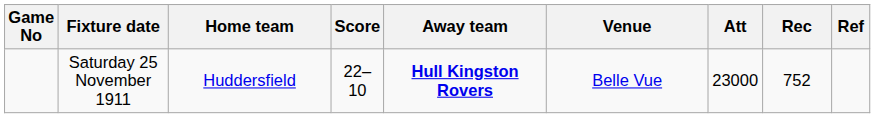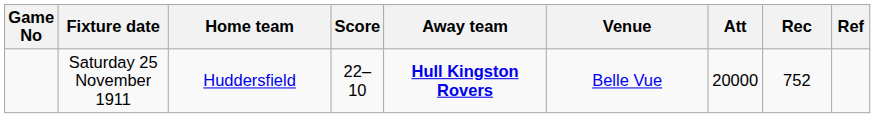(735, 80) 23000 -> (735, 80) 20000
